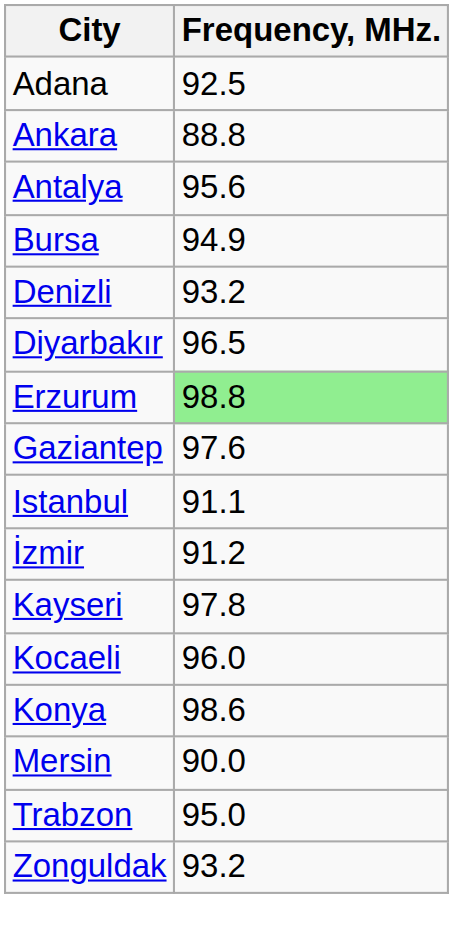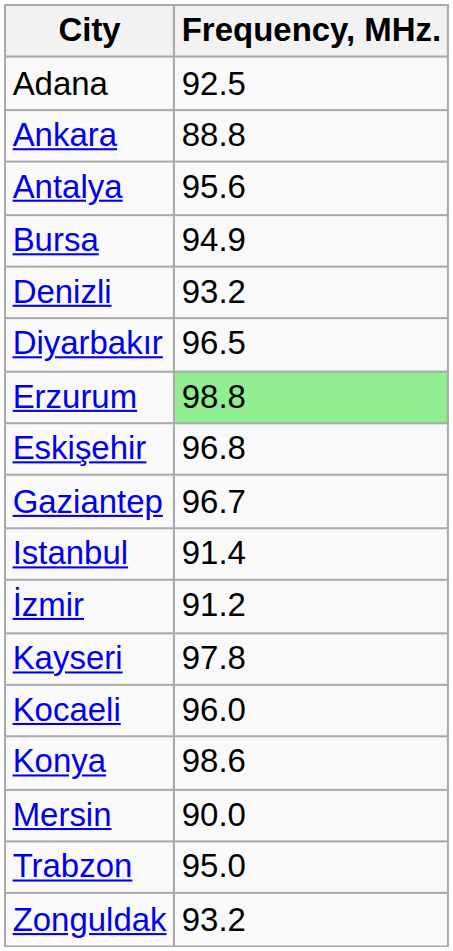+ row: (79, 448)
(214, 448) 97.6 -> (214, 501) 96.7
(214, 501) 91.1 -> (214, 553) 91.4
